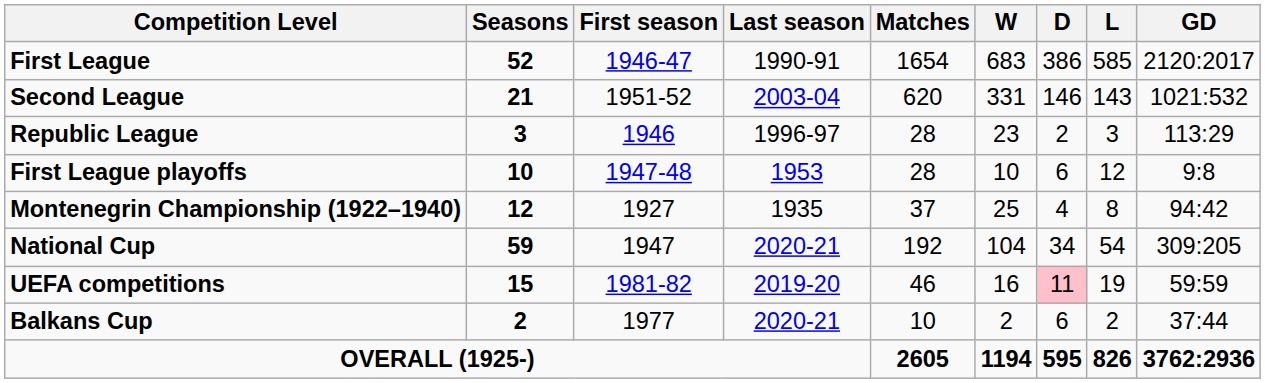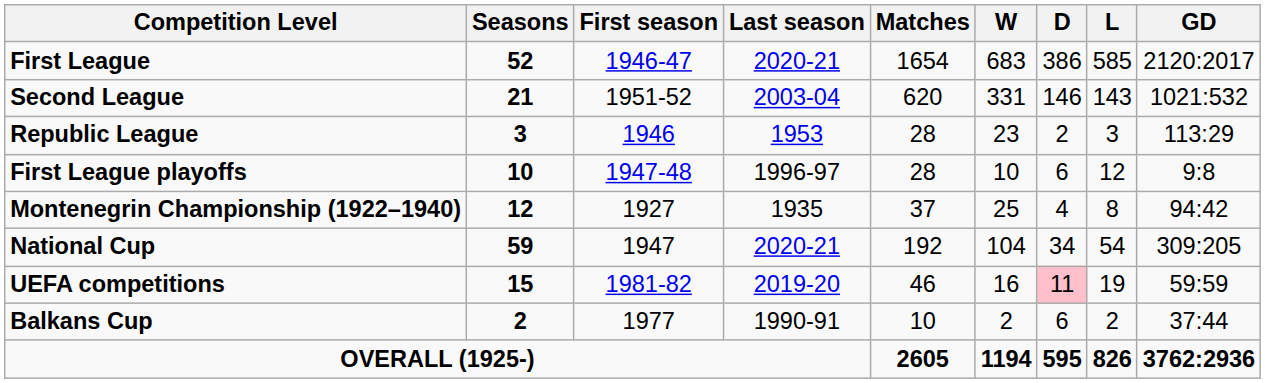(797, 60) 1990-91 -> (797, 60) 2020-21
(797, 135) 1996-97 -> (797, 135) 1953
(797, 172) 1953 -> (797, 172) 1996-97
(797, 321) 2020-21 -> (797, 321) 1990-91
